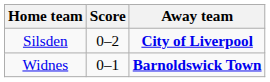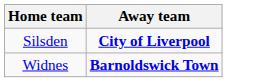- column: (108, 16)
